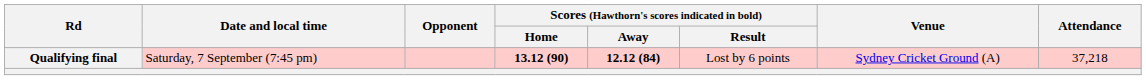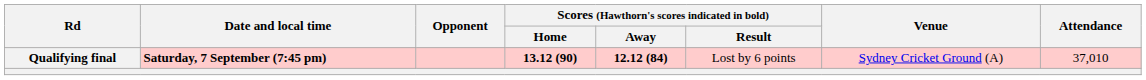(231, 58) normal -> (235, 58) bold
(1090, 58) 37,218 -> (1091, 58) 37,010
